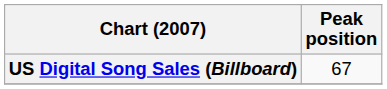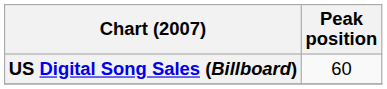(341, 68) 67 -> (341, 68) 60
